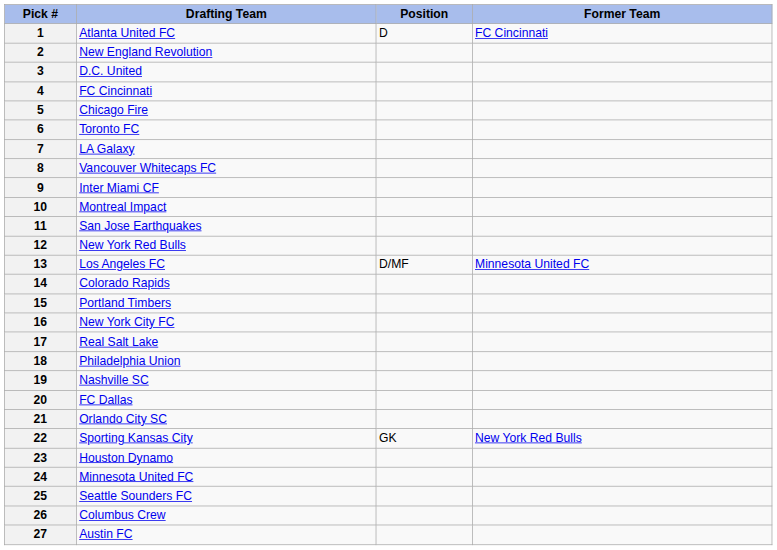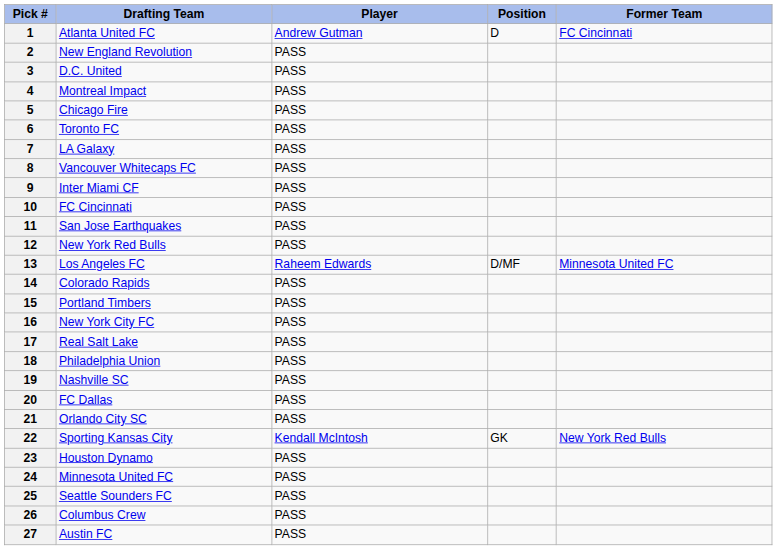+ column: (380, 14)
(116, 91) FC Cincinnati -> (103, 91) Montreal Impact
(123, 206) Montreal Impact -> (95, 206) FC Cincinnati
